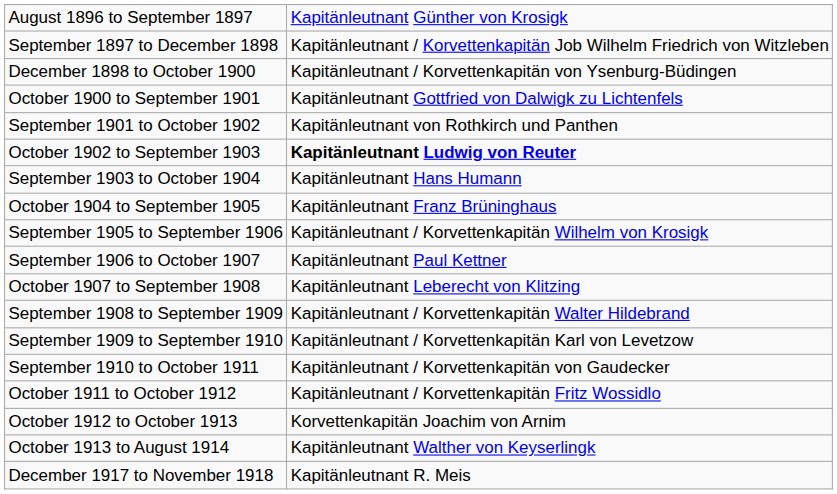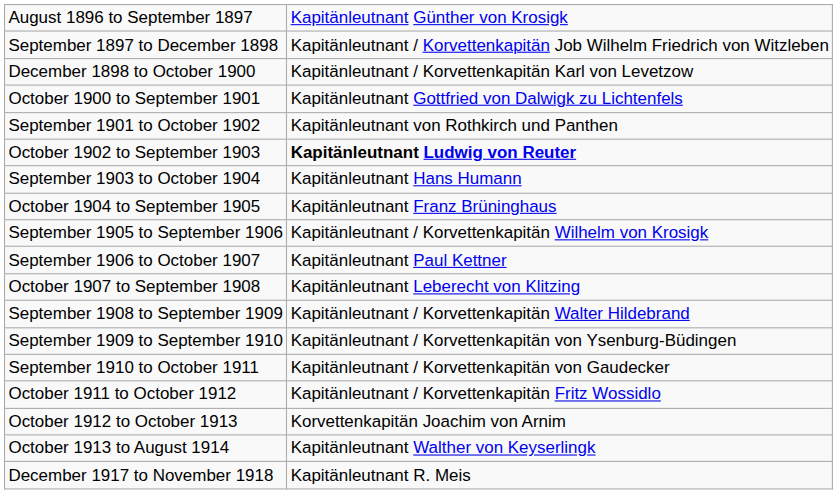(513, 71) Kapitänleutnant / Korvettenkapitän von Ysenburg-Büdingen -> (492, 71) Kapitänleutnant / Korvettenkapitän Karl von Levetzow
(492, 340) Kapitänleutnant / Korvettenkapitän Karl von Levetzow -> (513, 340) Kapitänleutnant / Korvettenkapitän von Ysenburg-Büdingen
